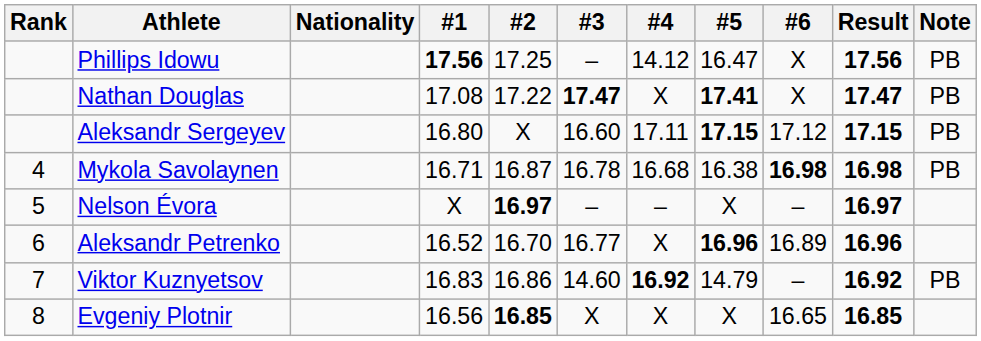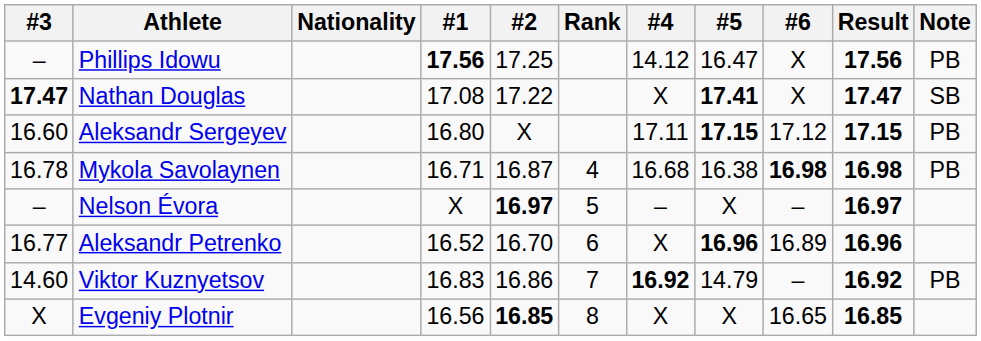columns swapped: (38, 22) <-> (592, 22)
(945, 96) PB -> (945, 96) SB
